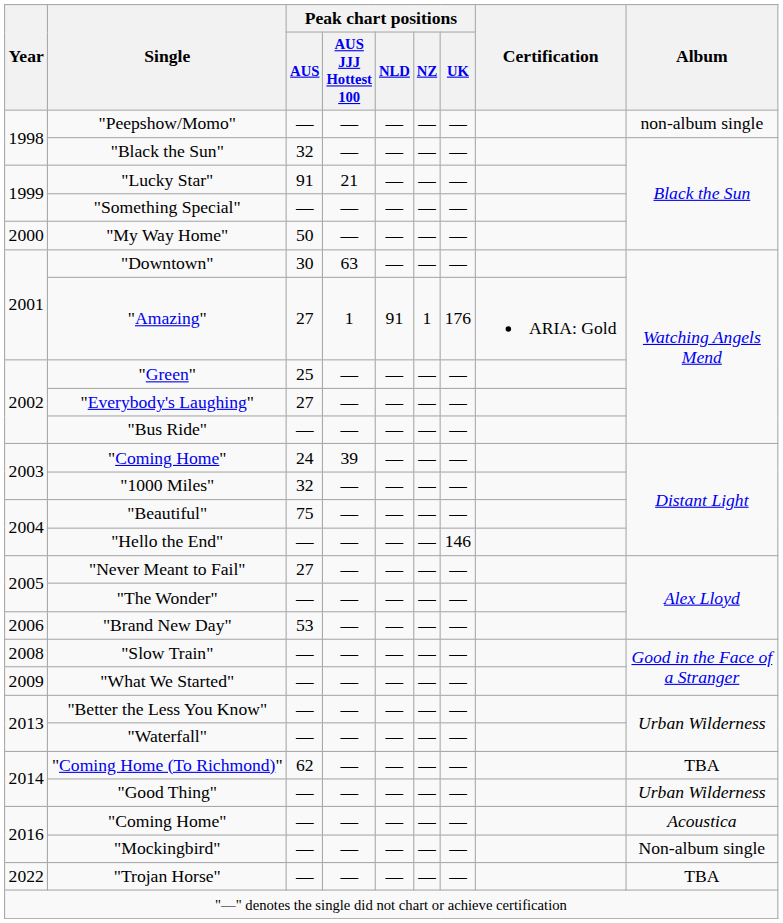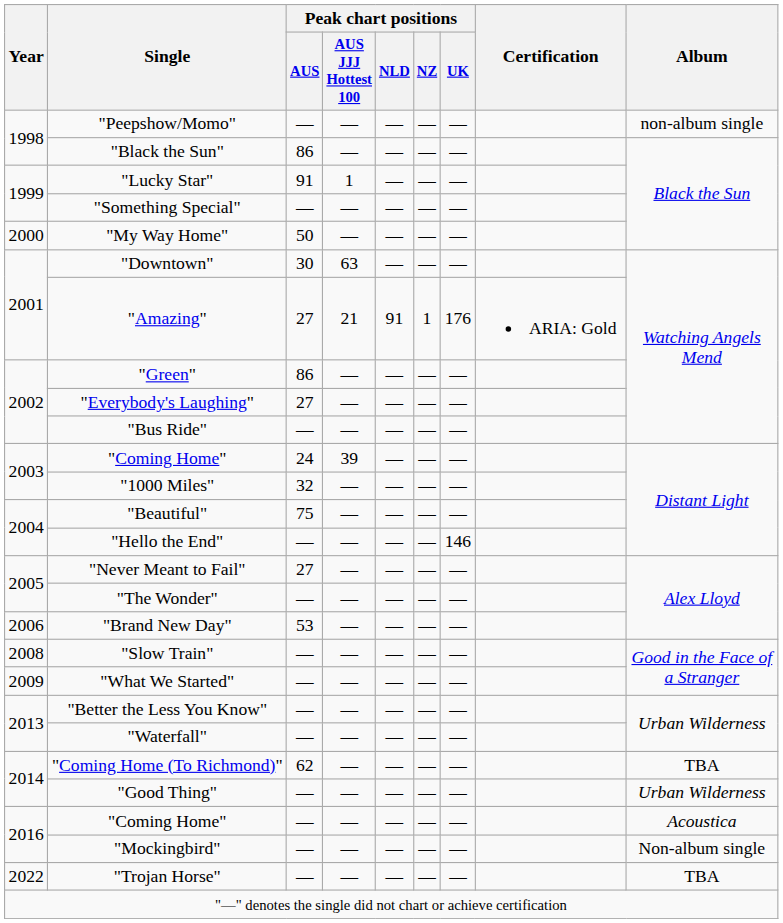(305, 151) 32 -> (305, 151) 86
(349, 179) 21 -> (349, 179) 1
(349, 318) 1 -> (349, 318) 21
(305, 374) 25 -> (305, 374) 86
